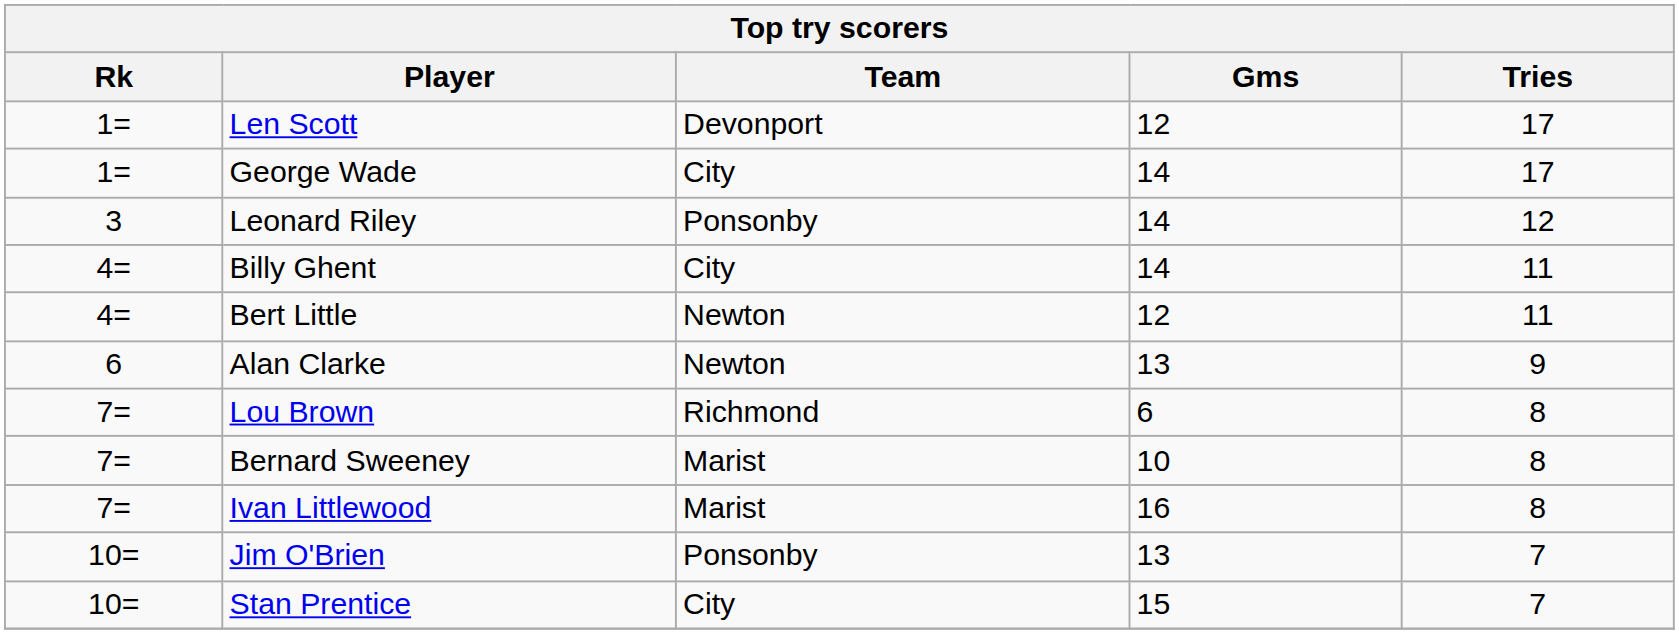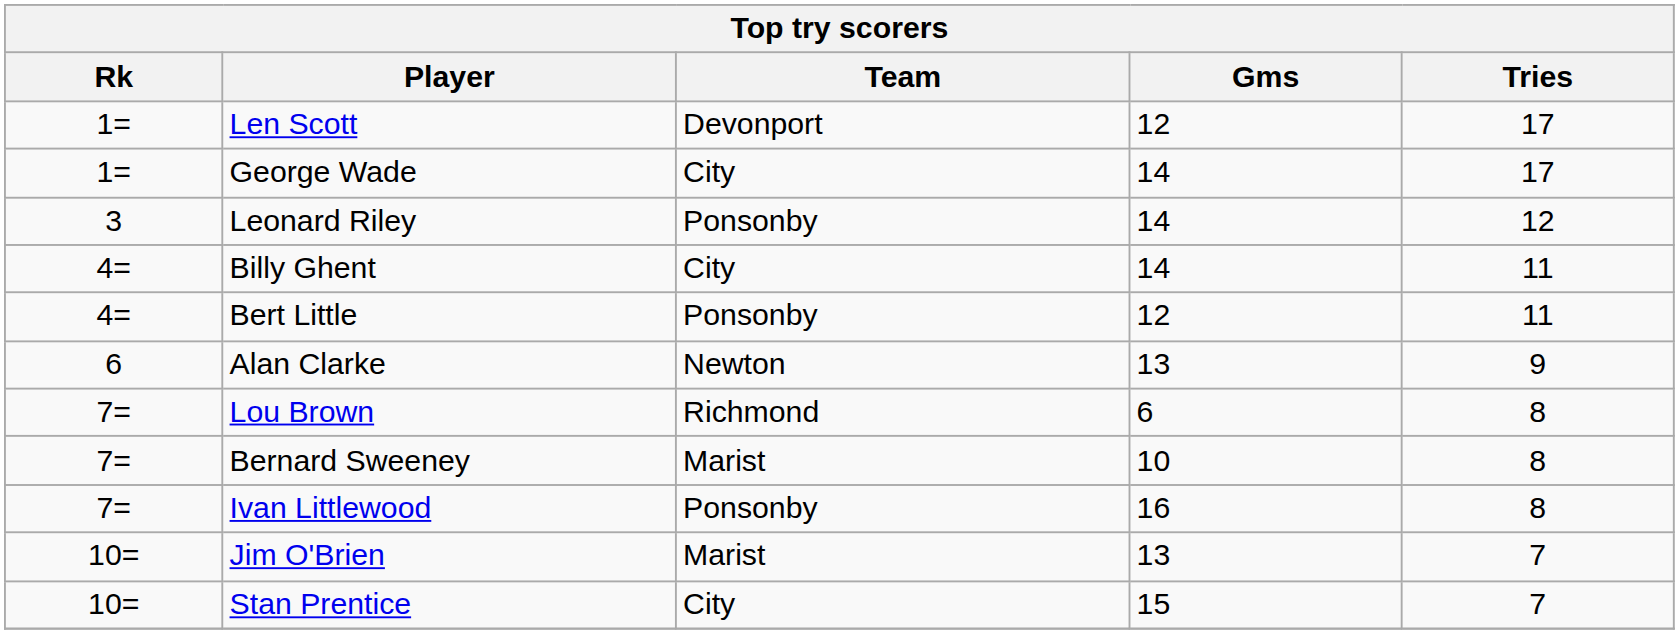(734, 316) Newton -> (750, 316) Ponsonby
(724, 508) Marist -> (750, 508) Ponsonby
(750, 556) Ponsonby -> (724, 556) Marist
